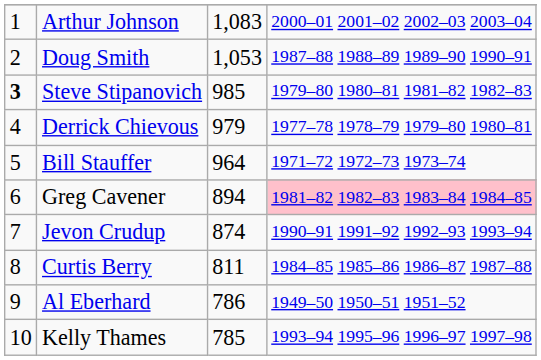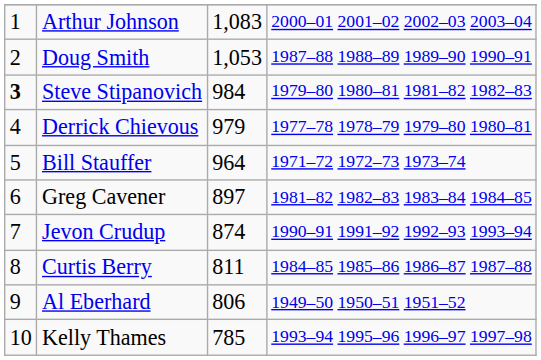(229, 92) 985 -> (229, 92) 984
(229, 197) 894 -> (229, 197) 897
(402, 197) pink background -> (402, 197) no background
(229, 302) 786 -> (229, 302) 806
